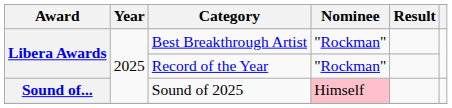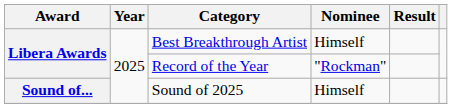(350, 41) "Rockman" -> (339, 41) Himself
(339, 90) pink background -> (339, 90) no background
